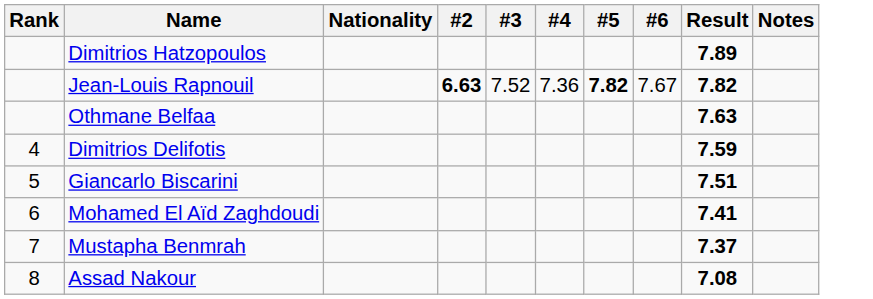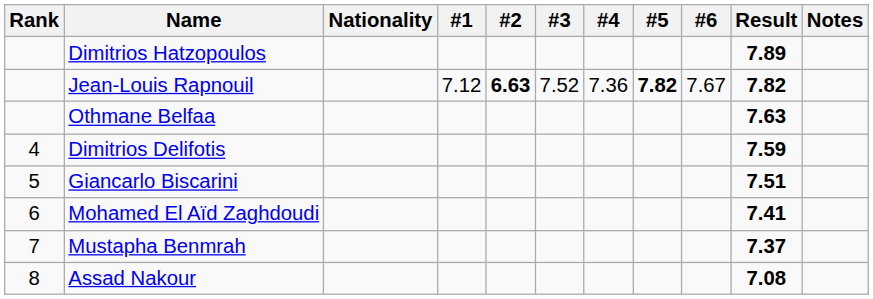+ column: (462, 20)
